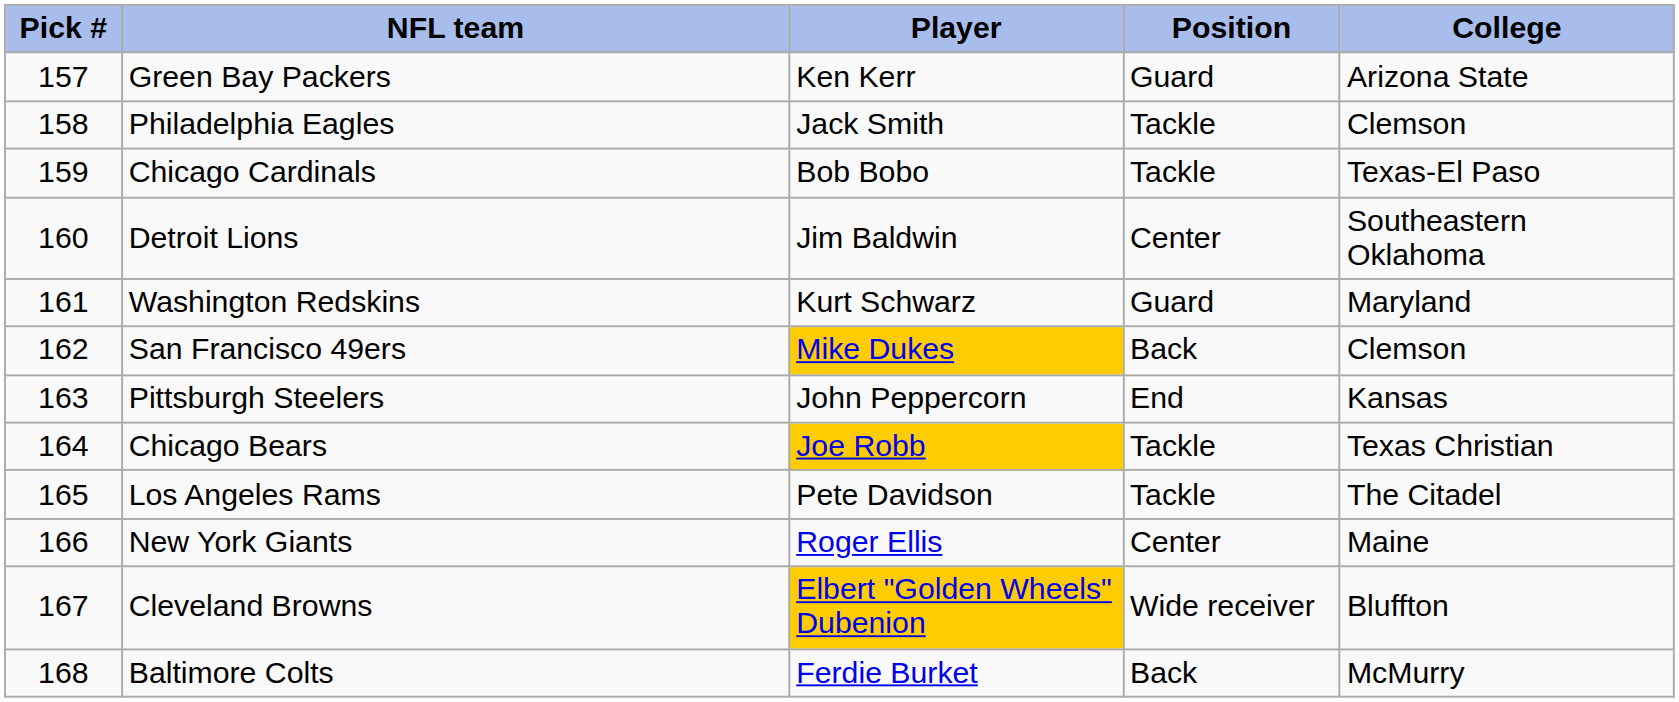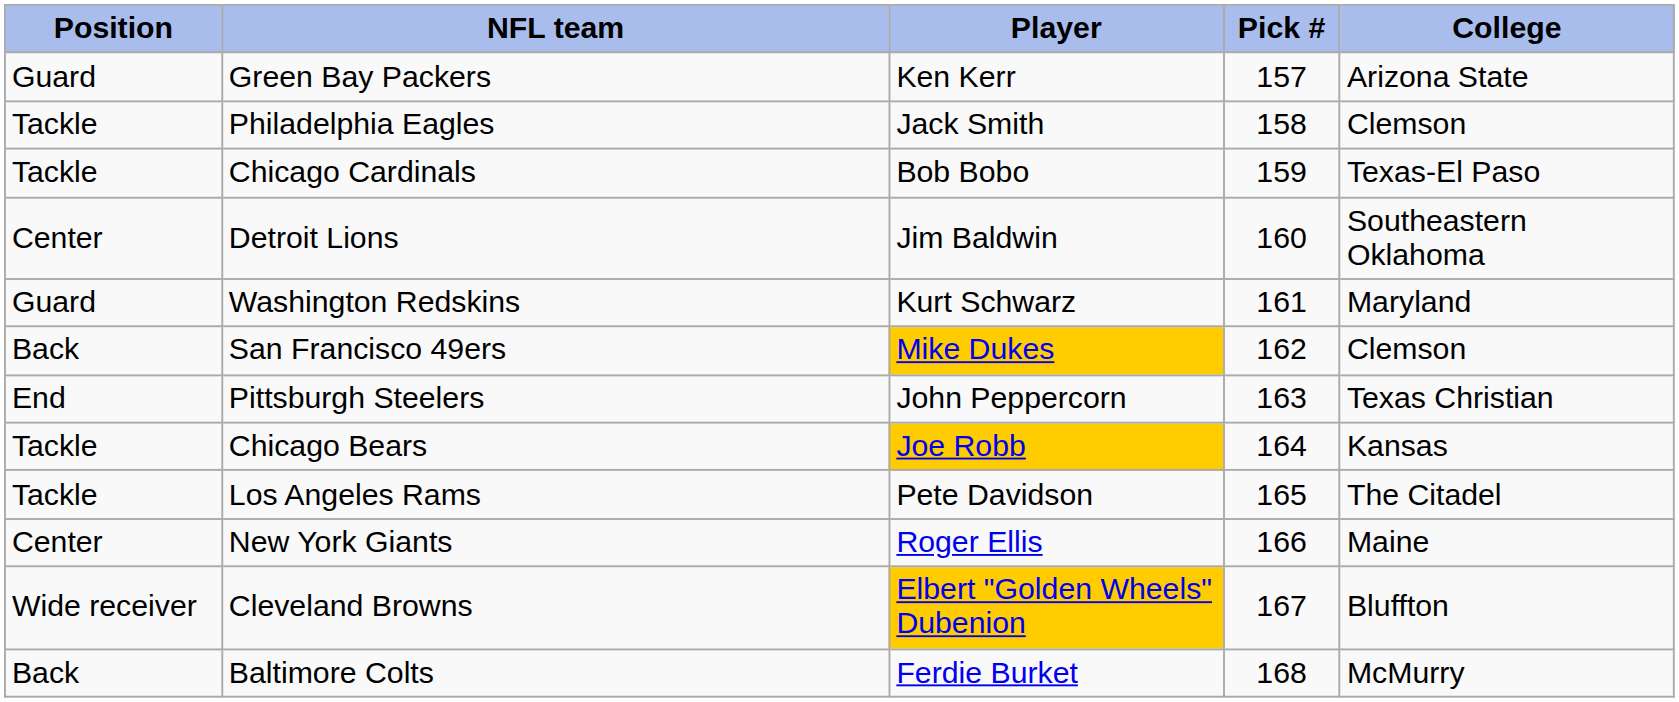columns swapped: (63, 28) <-> (1231, 28)
(1397, 398) Kansas -> (1450, 398) Texas Christian
(1450, 446) Texas Christian -> (1397, 446) Kansas
